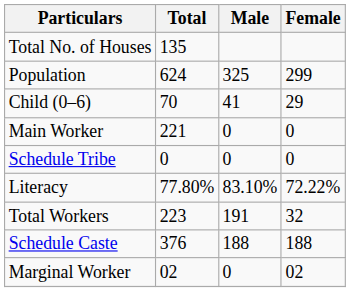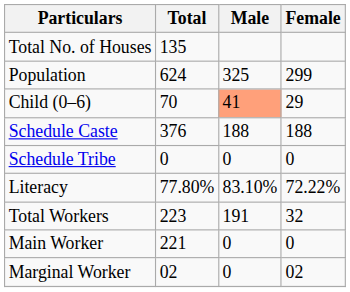(231, 103) no background -> (231, 103) lightsalmon background
rows swapped: (63, 243) <-> (56, 131)
